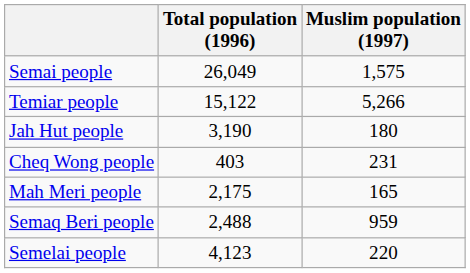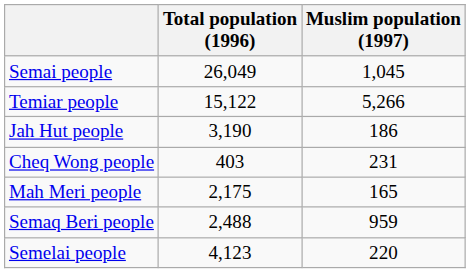(383, 71) 1,575 -> (383, 71) 1,045
(383, 131) 180 -> (383, 131) 186
